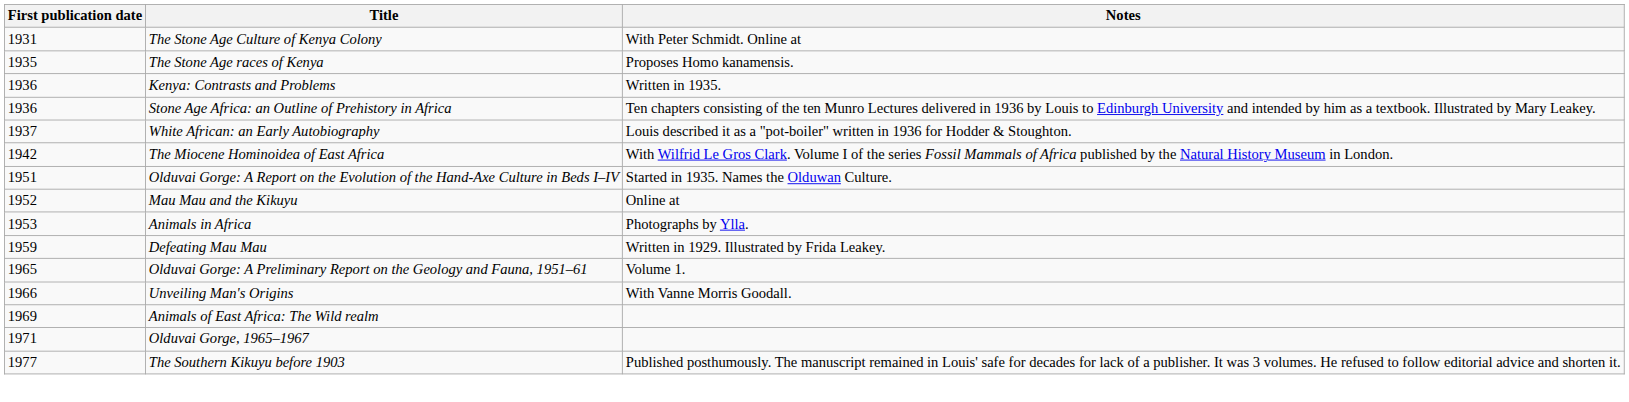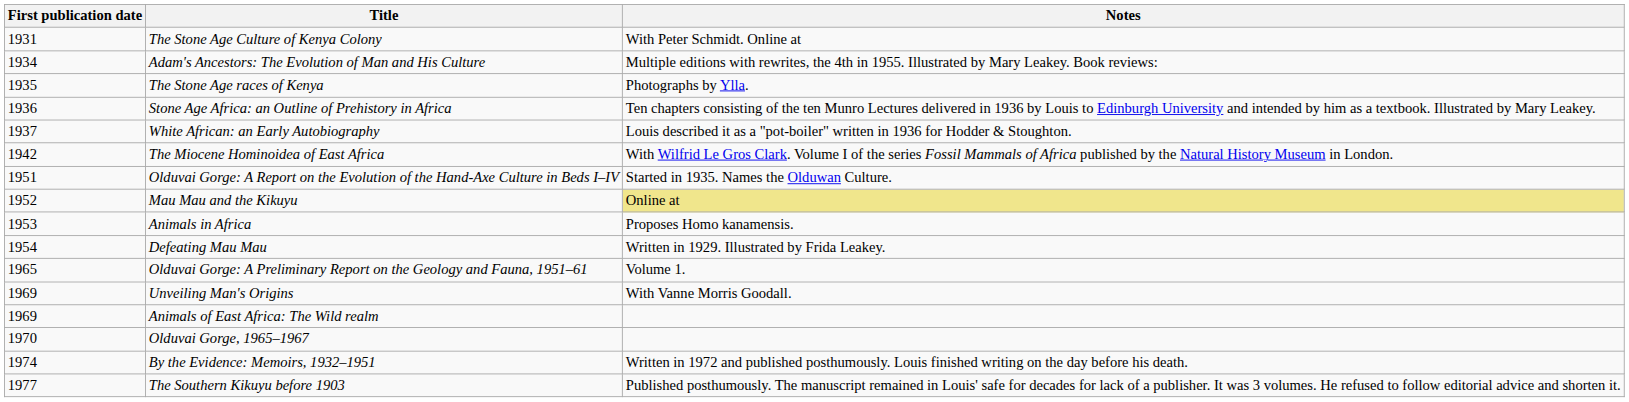+ row: (317, 62)
(710, 62) Proposes Homo kanamensis. -> (687, 85) Photographs by Ylla.
- row: (242, 85)
(653, 200) no background -> (653, 200) khaki background
(687, 223) Photographs by Ylla. -> (710, 223) Proposes Homo kanamensis.
(22, 246) 1959 -> (22, 246) 1954
(22, 293) 1966 -> (22, 293) 1969
(22, 339) 1971 -> (22, 339) 1970
+ row: (262, 362)
